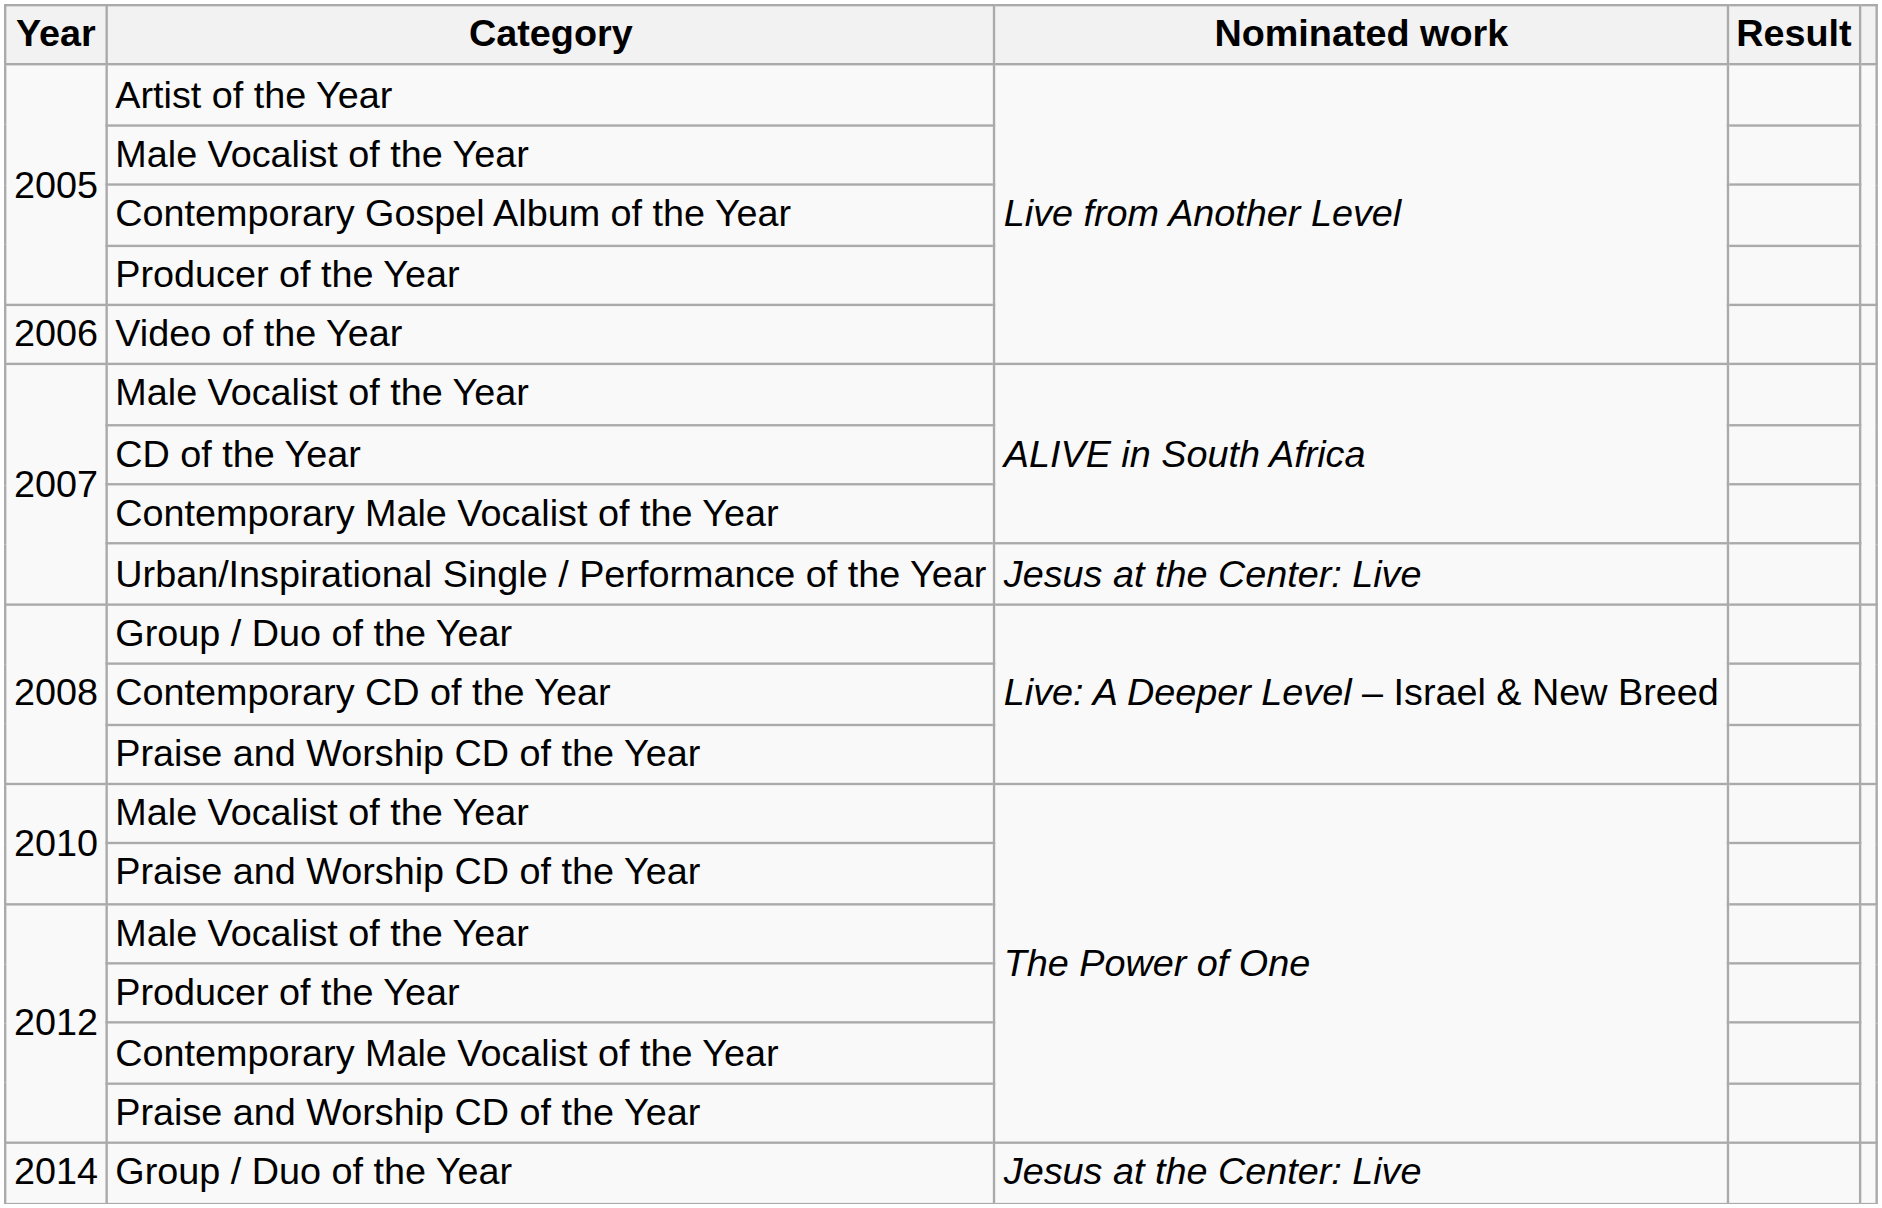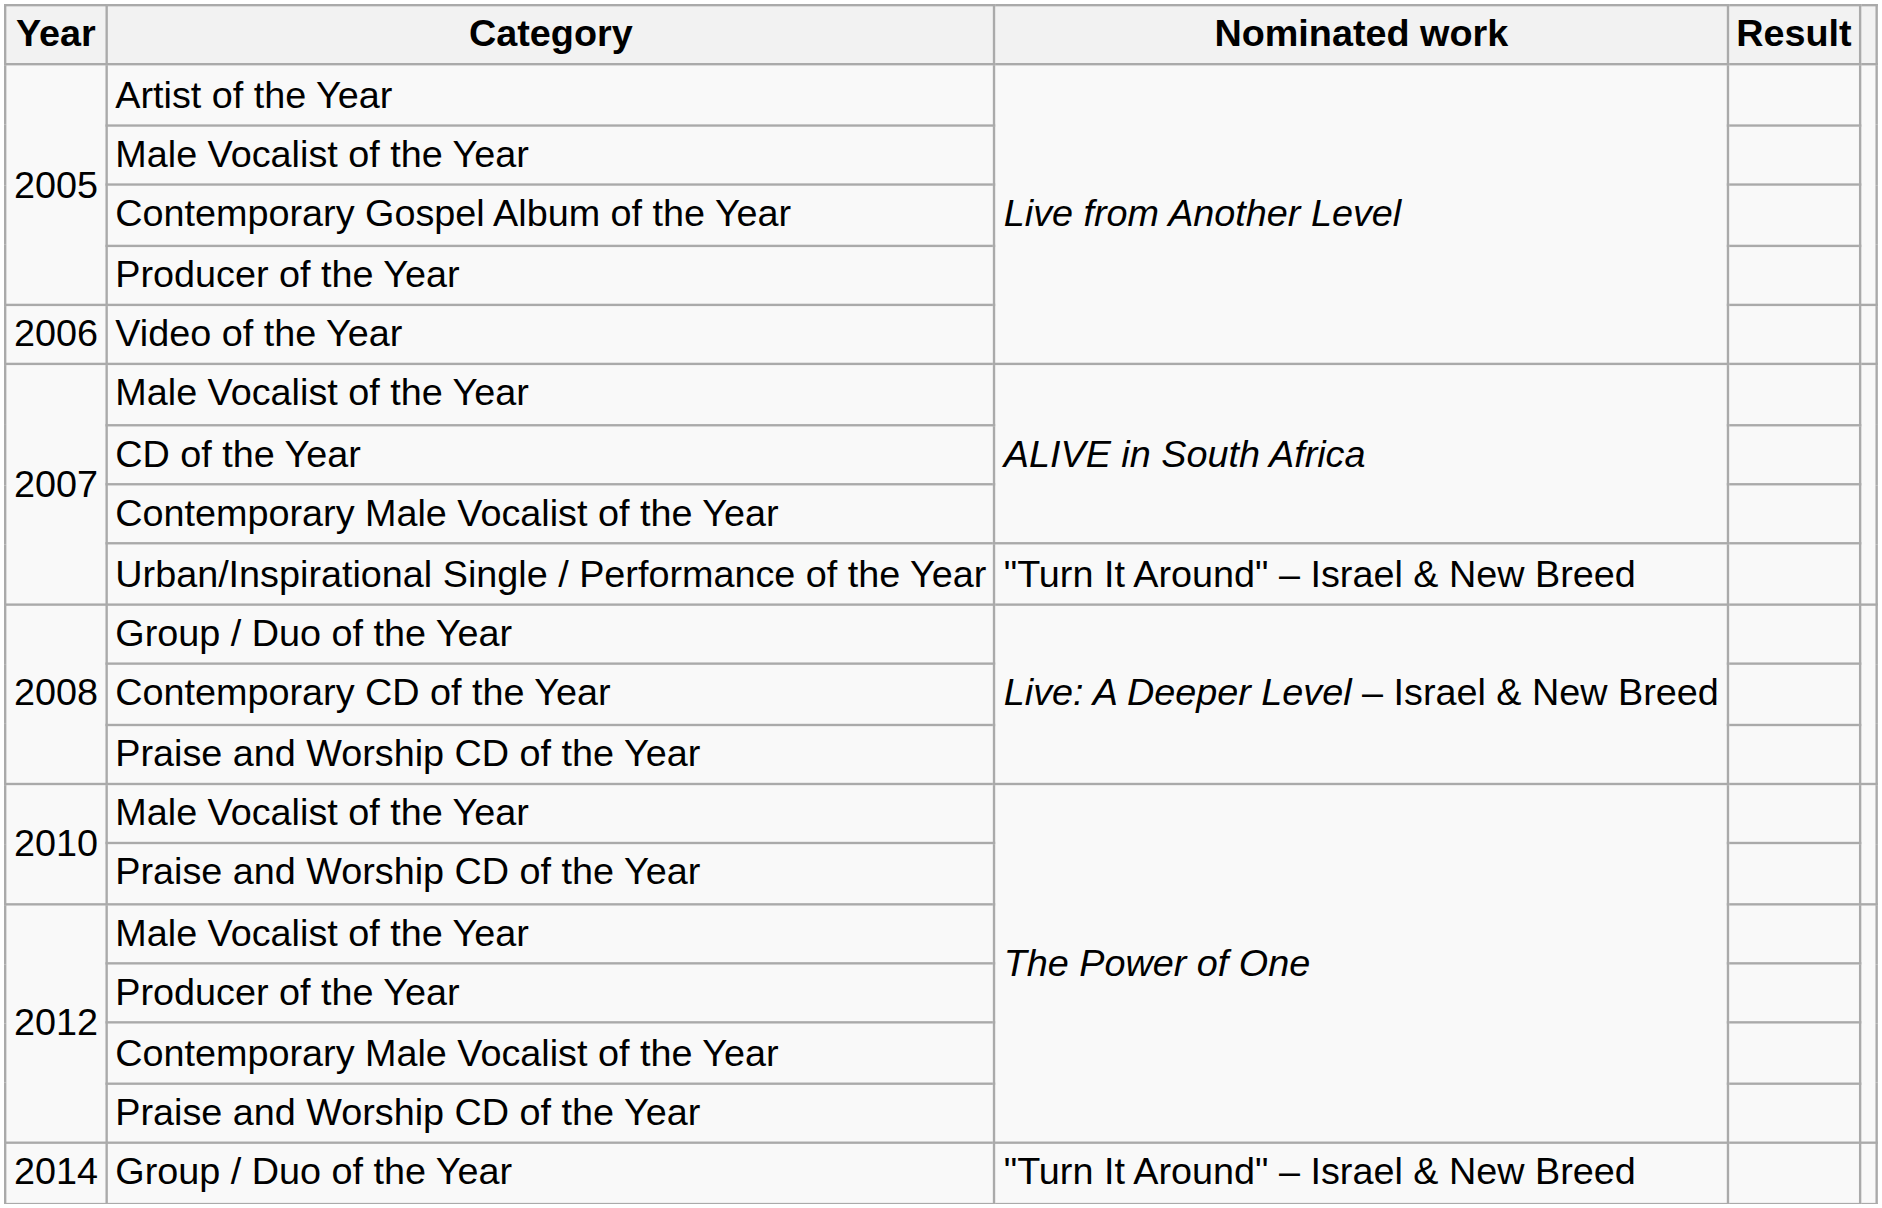(1213, 573) Jesus at the Center: Live -> (1320, 573) "Turn It Around" – Israel & New Breed
(1213, 1172) Jesus at the Center: Live -> (1320, 1172) "Turn It Around" – Israel & New Breed
